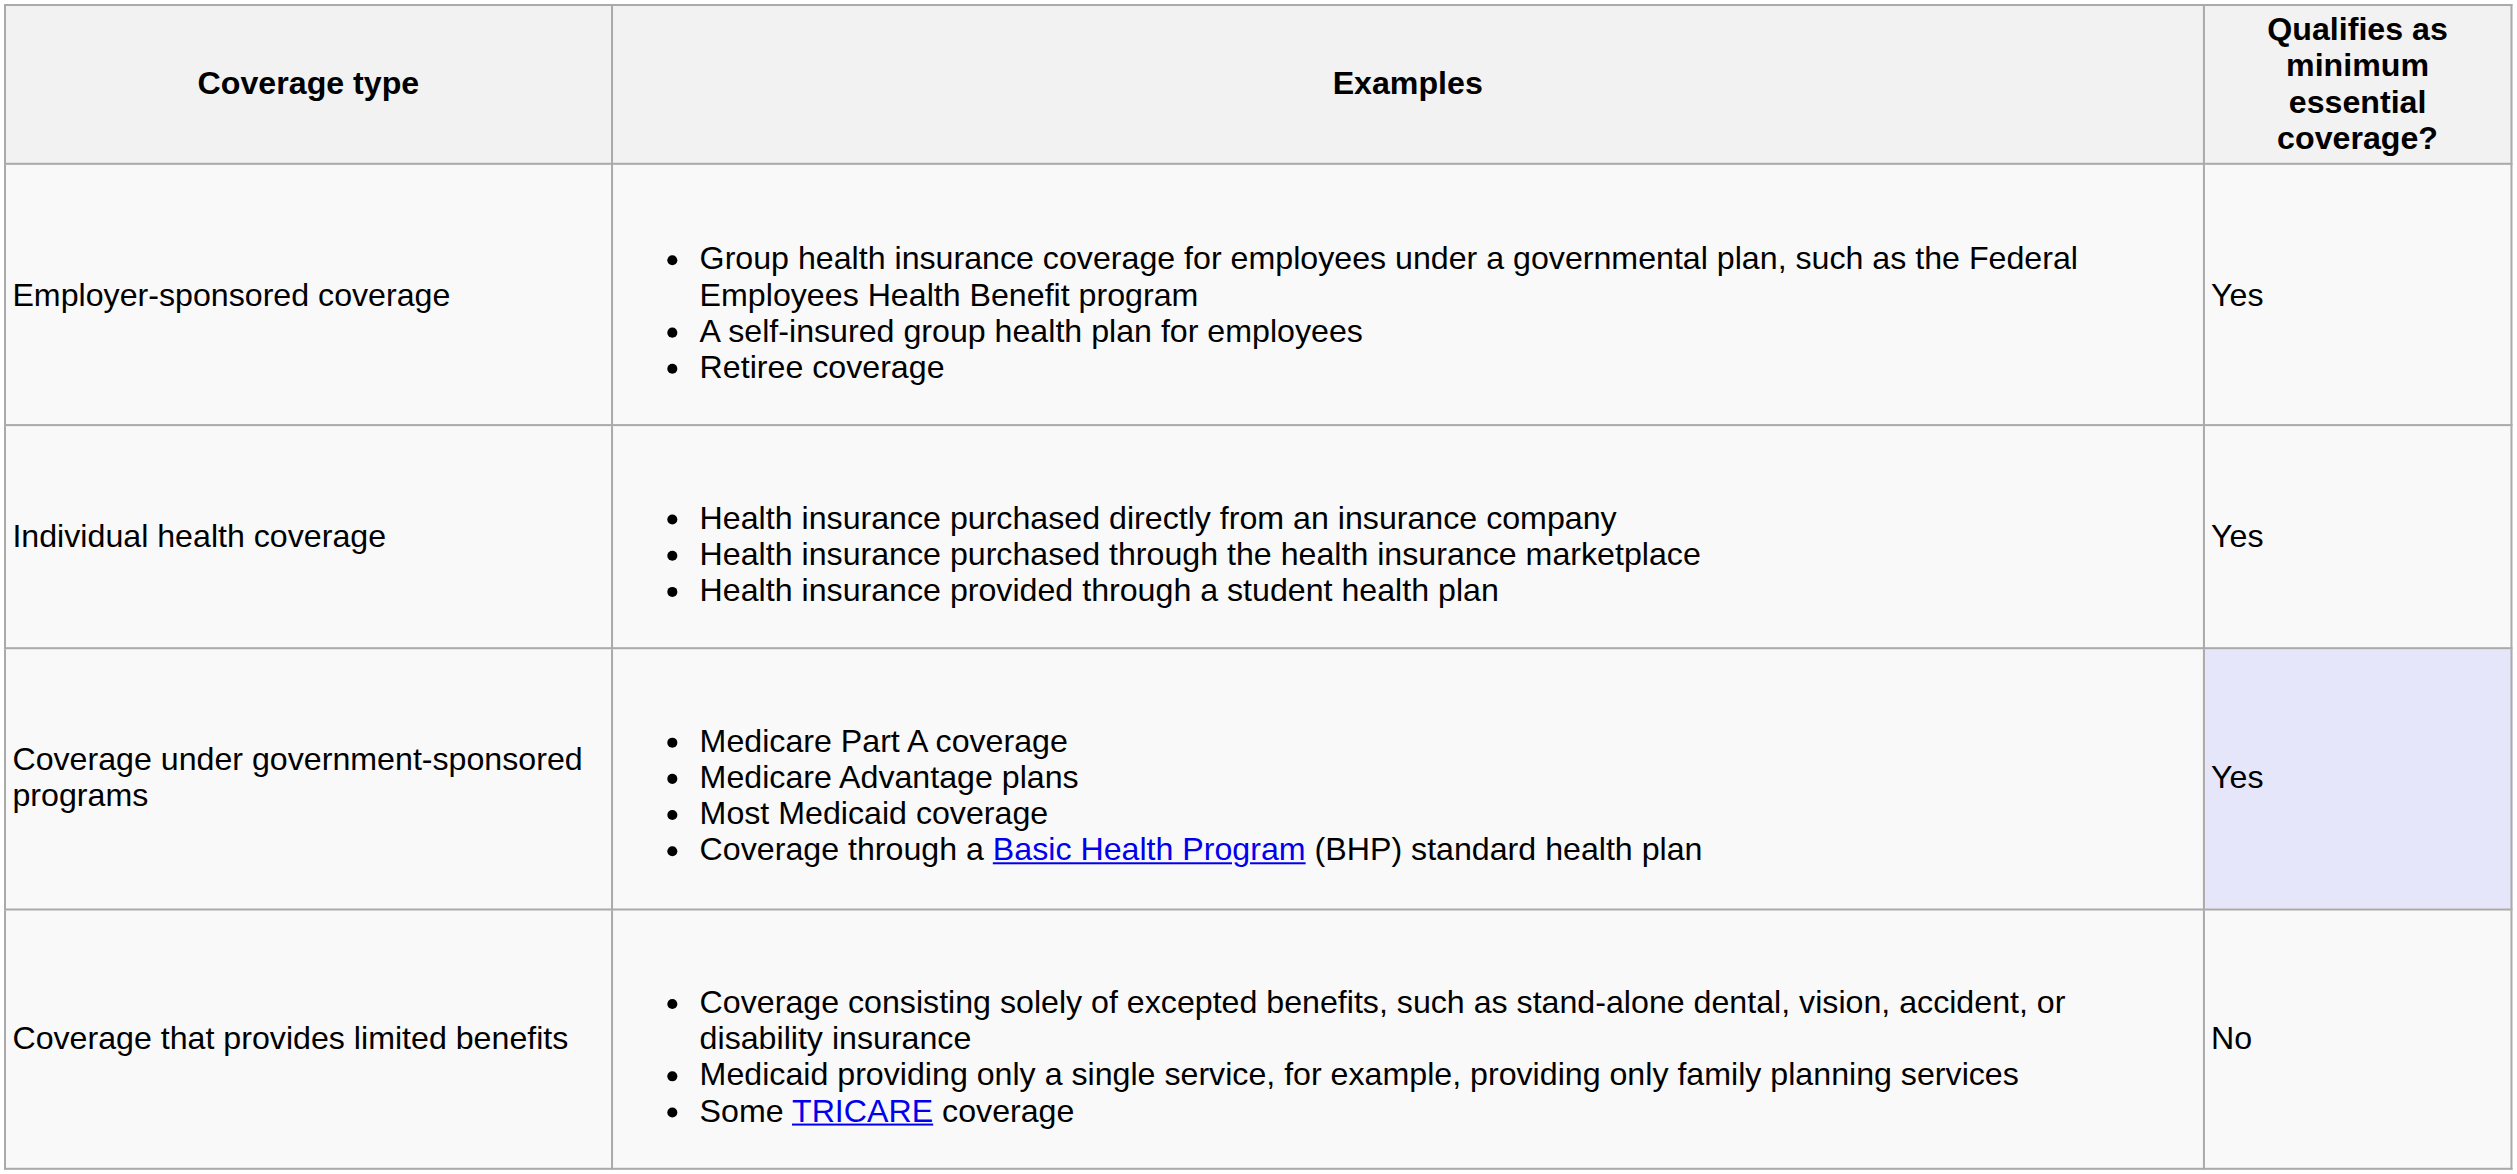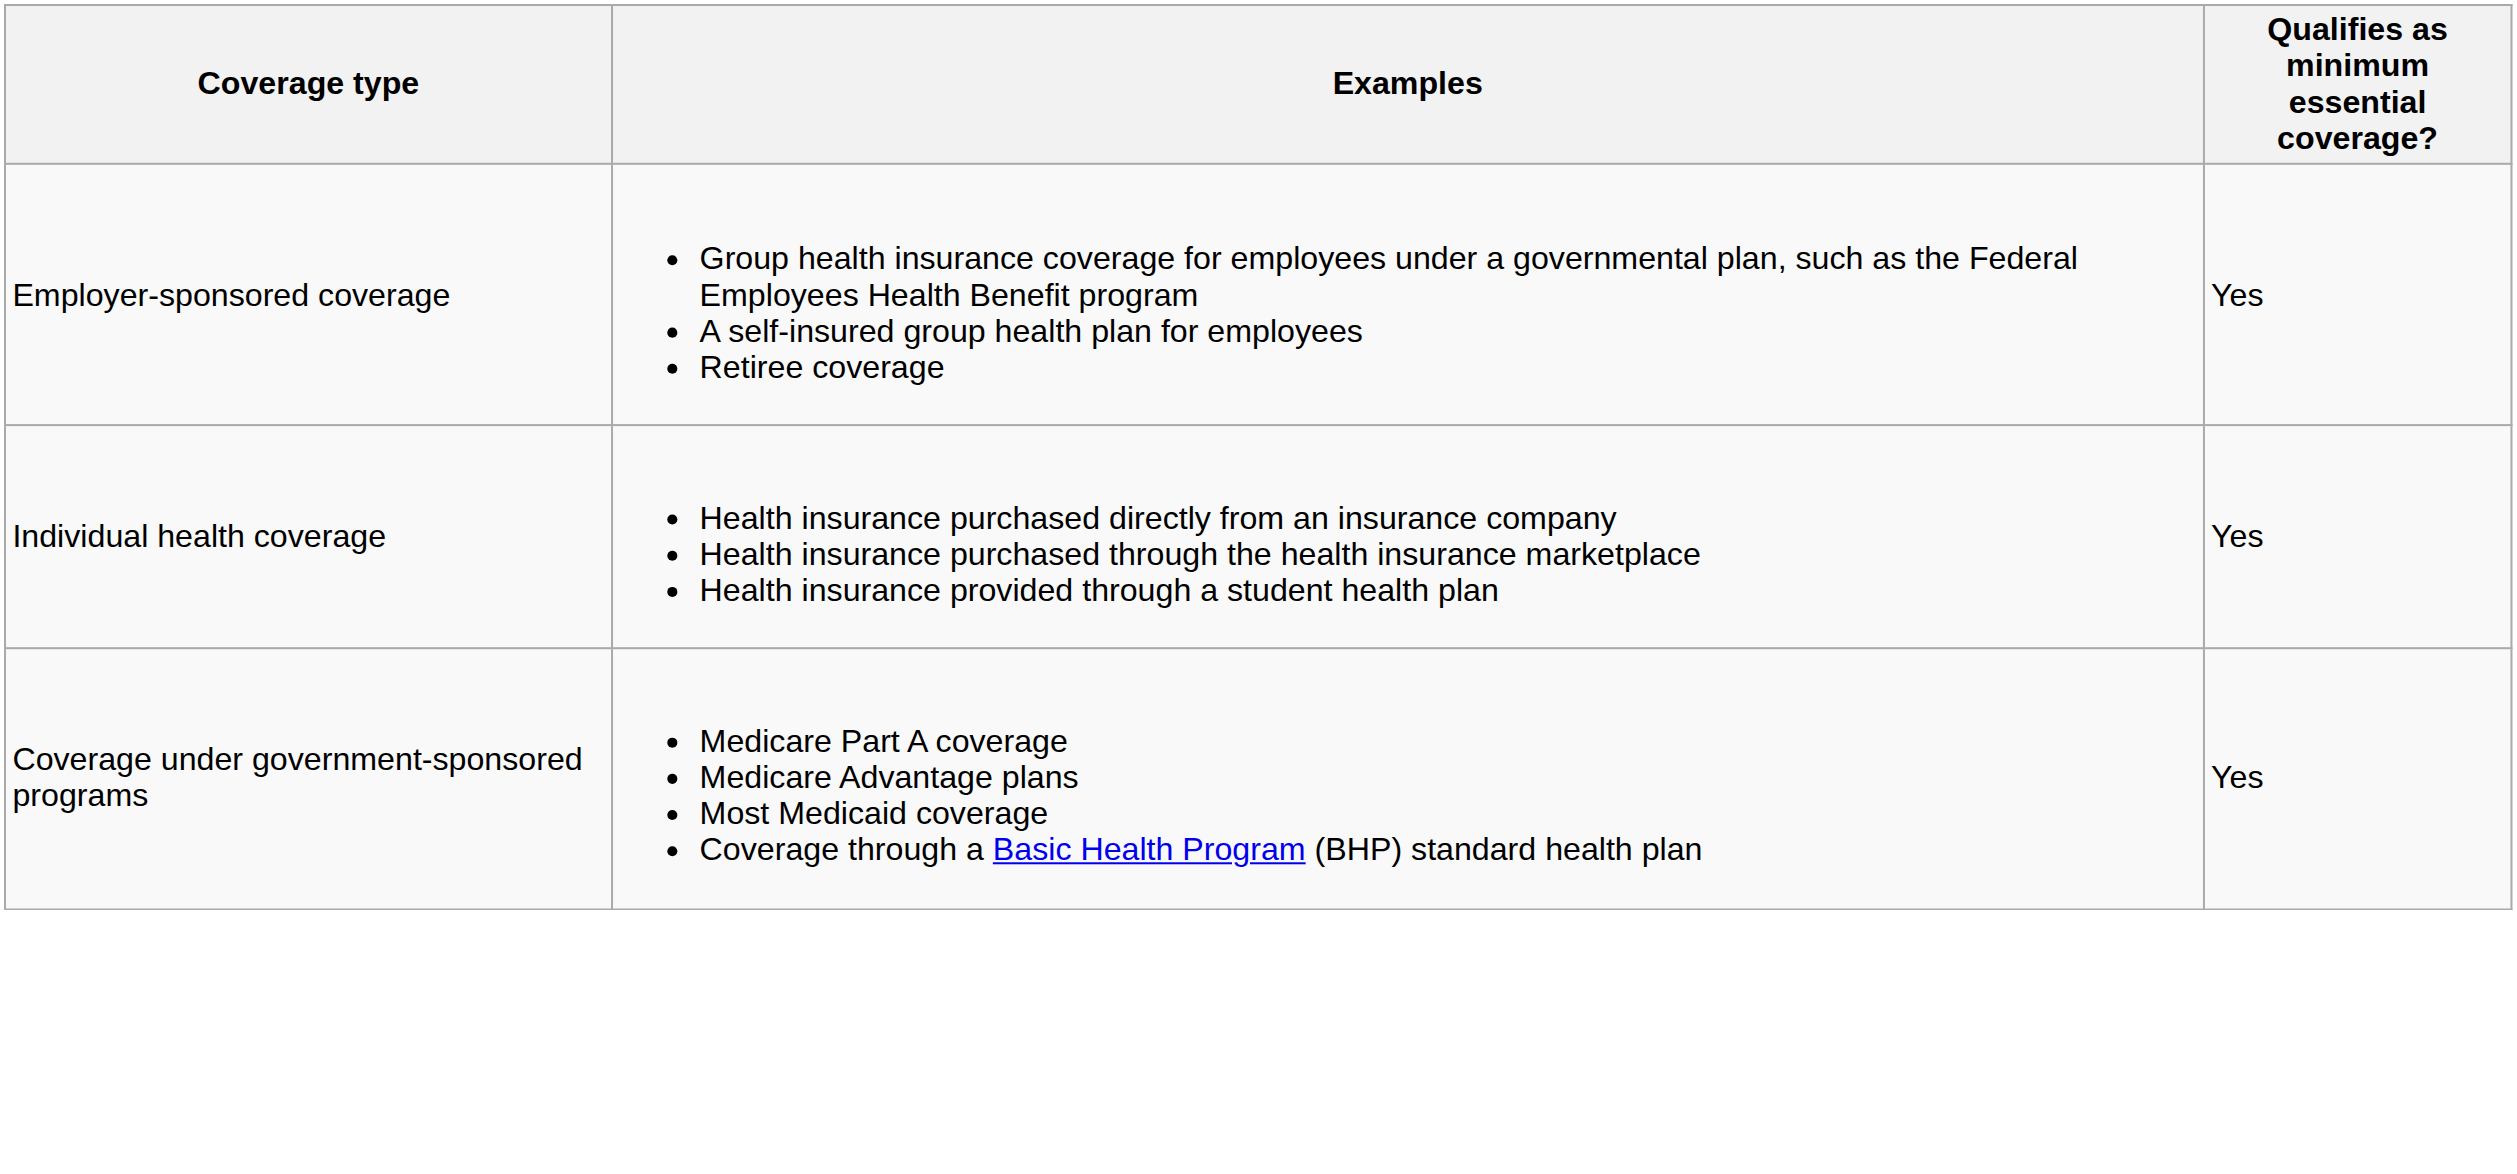(2237, 777) lavender background -> (2237, 777) no background
- row: (290, 1038)
